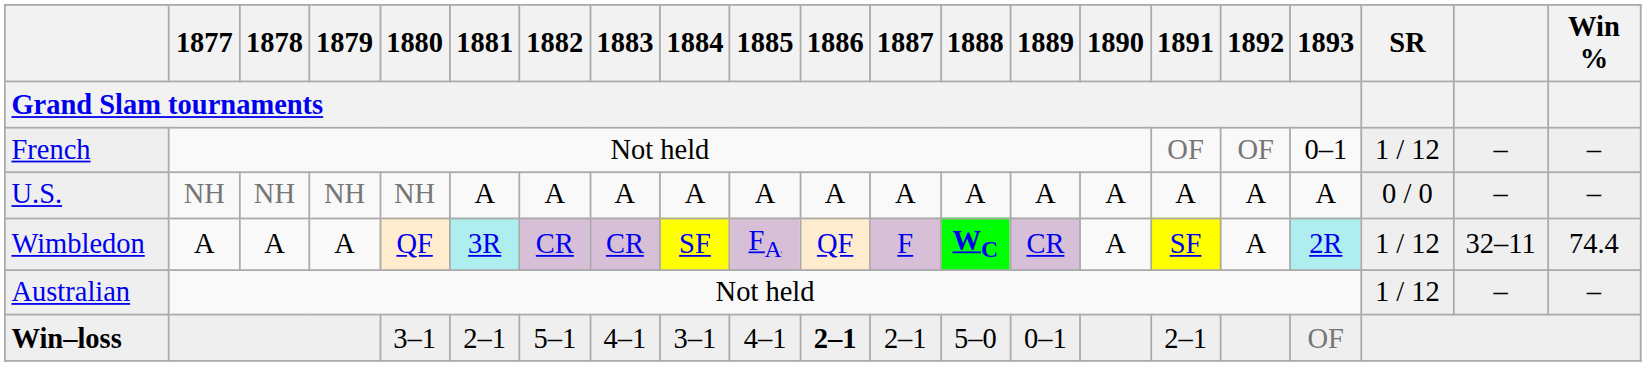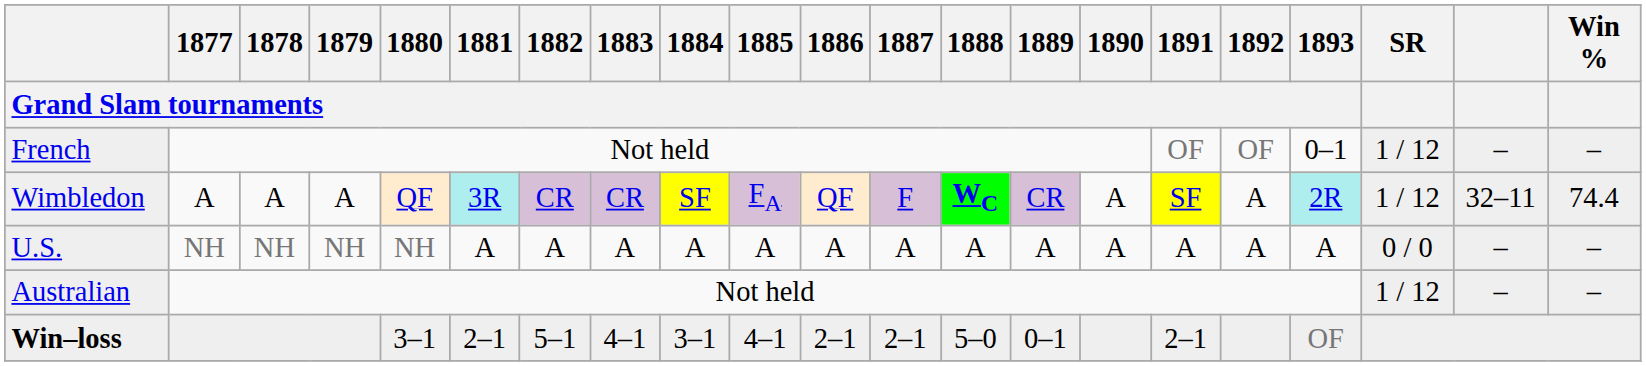rows swapped: (78, 243) <-> (37, 194)
(835, 337) bold -> (835, 337) normal
